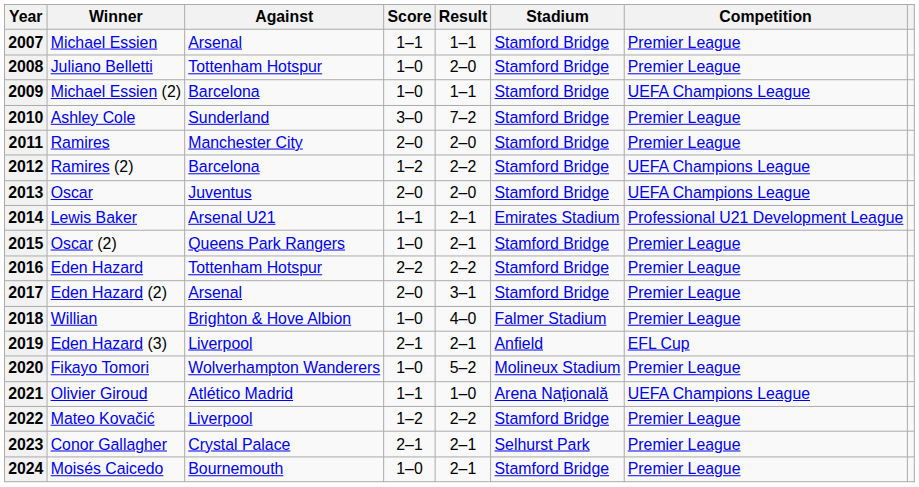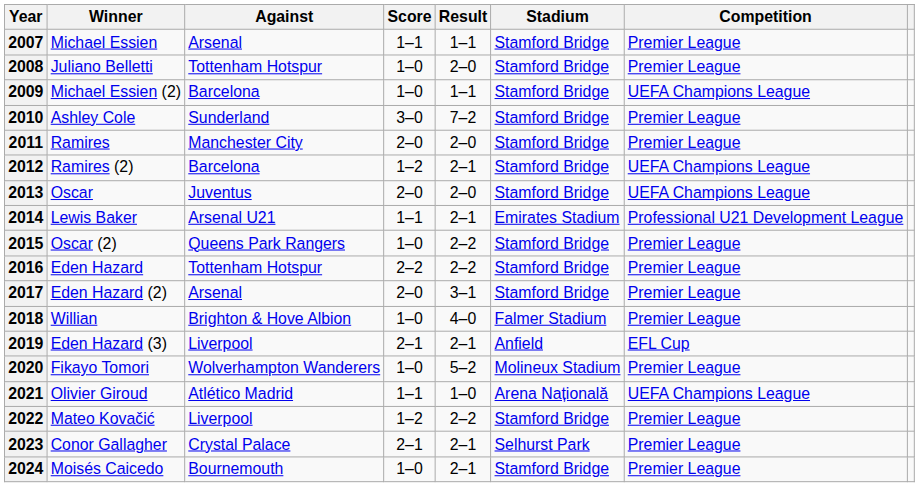(463, 167) 2–2 -> (463, 167) 2–1
(463, 243) 2–1 -> (463, 243) 2–2
